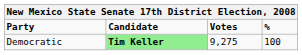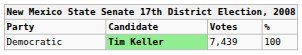(224, 42) 9,275 -> (224, 42) 7,439
